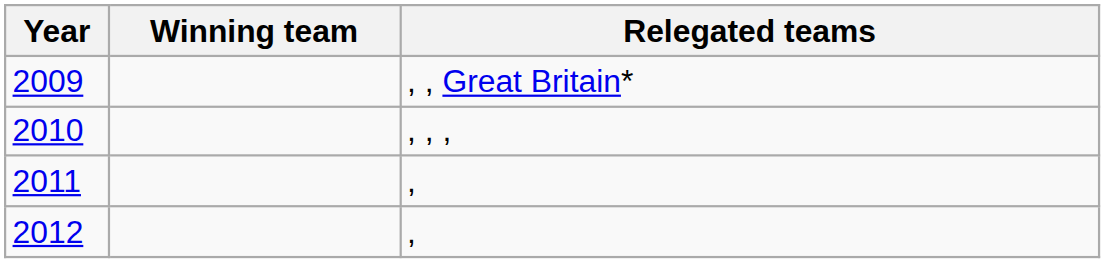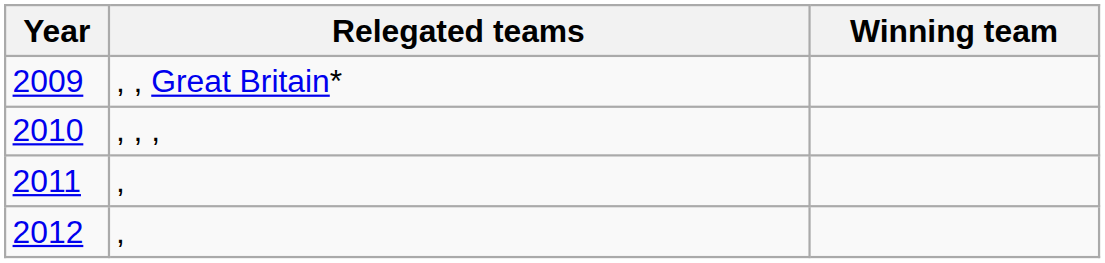columns swapped: (254, 31) <-> (750, 31)
